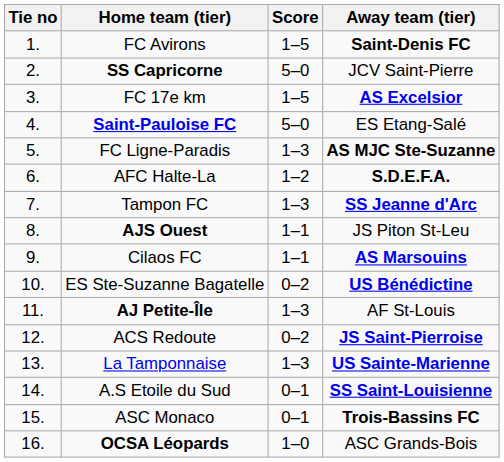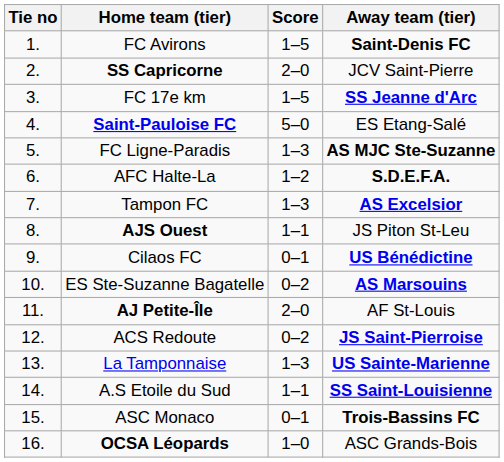(295, 71) 5–0 -> (295, 71) 2–0
(411, 97) AS Excelsior -> (411, 97) SS Jeanne d'Arc
(411, 204) SS Jeanne d'Arc -> (411, 204) AS Excelsior
(295, 257) 1–1 -> (295, 257) 0–1
(411, 257) AS Marsouins -> (411, 257) US Bénédictine
(411, 284) US Bénédictine -> (411, 284) AS Marsouins
(295, 310) 1–3 -> (295, 310) 2–0
(295, 390) 0–1 -> (295, 390) 1–1
